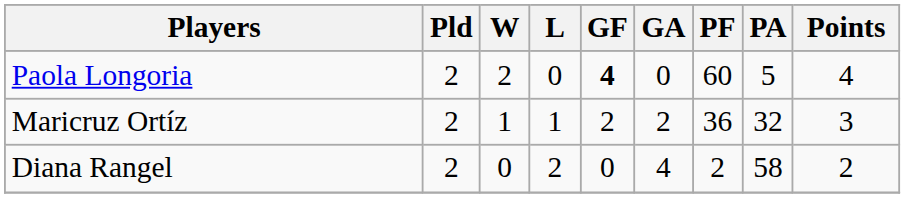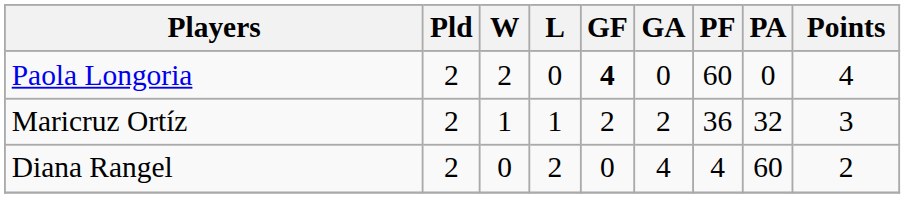(768, 74) 5 -> (768, 74) 0
(718, 167) 2 -> (718, 167) 4
(768, 167) 58 -> (768, 167) 60
